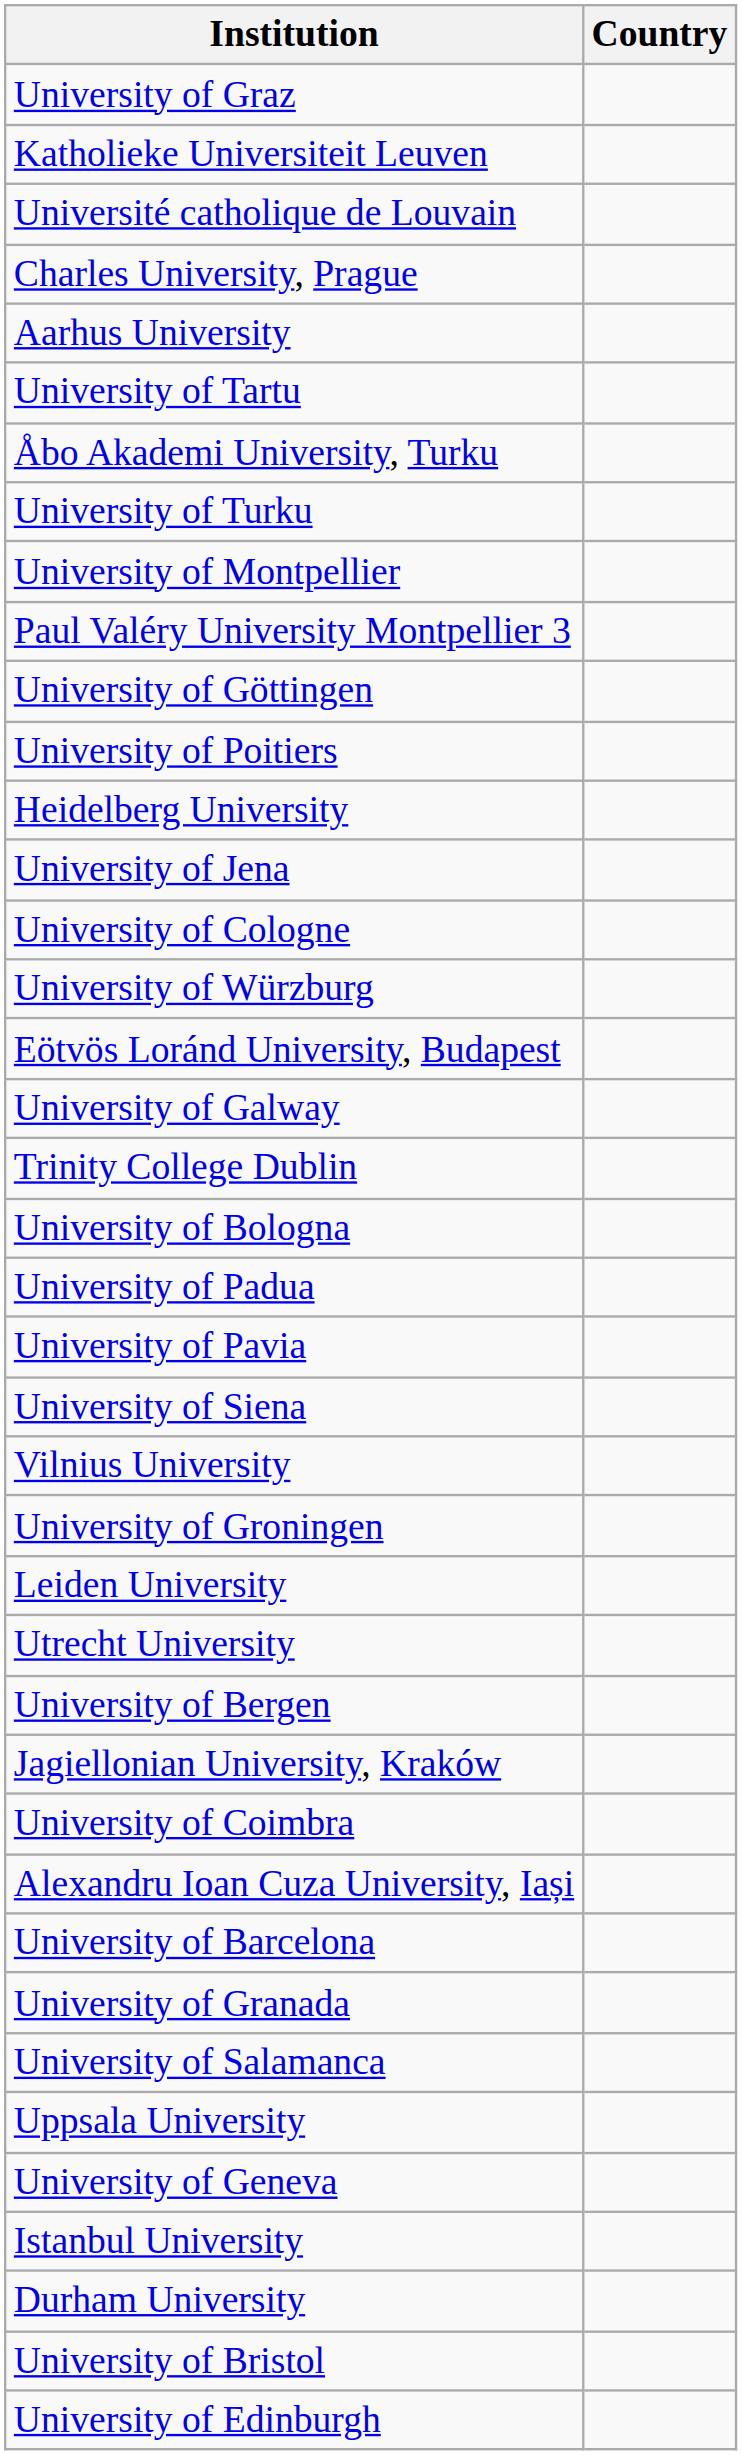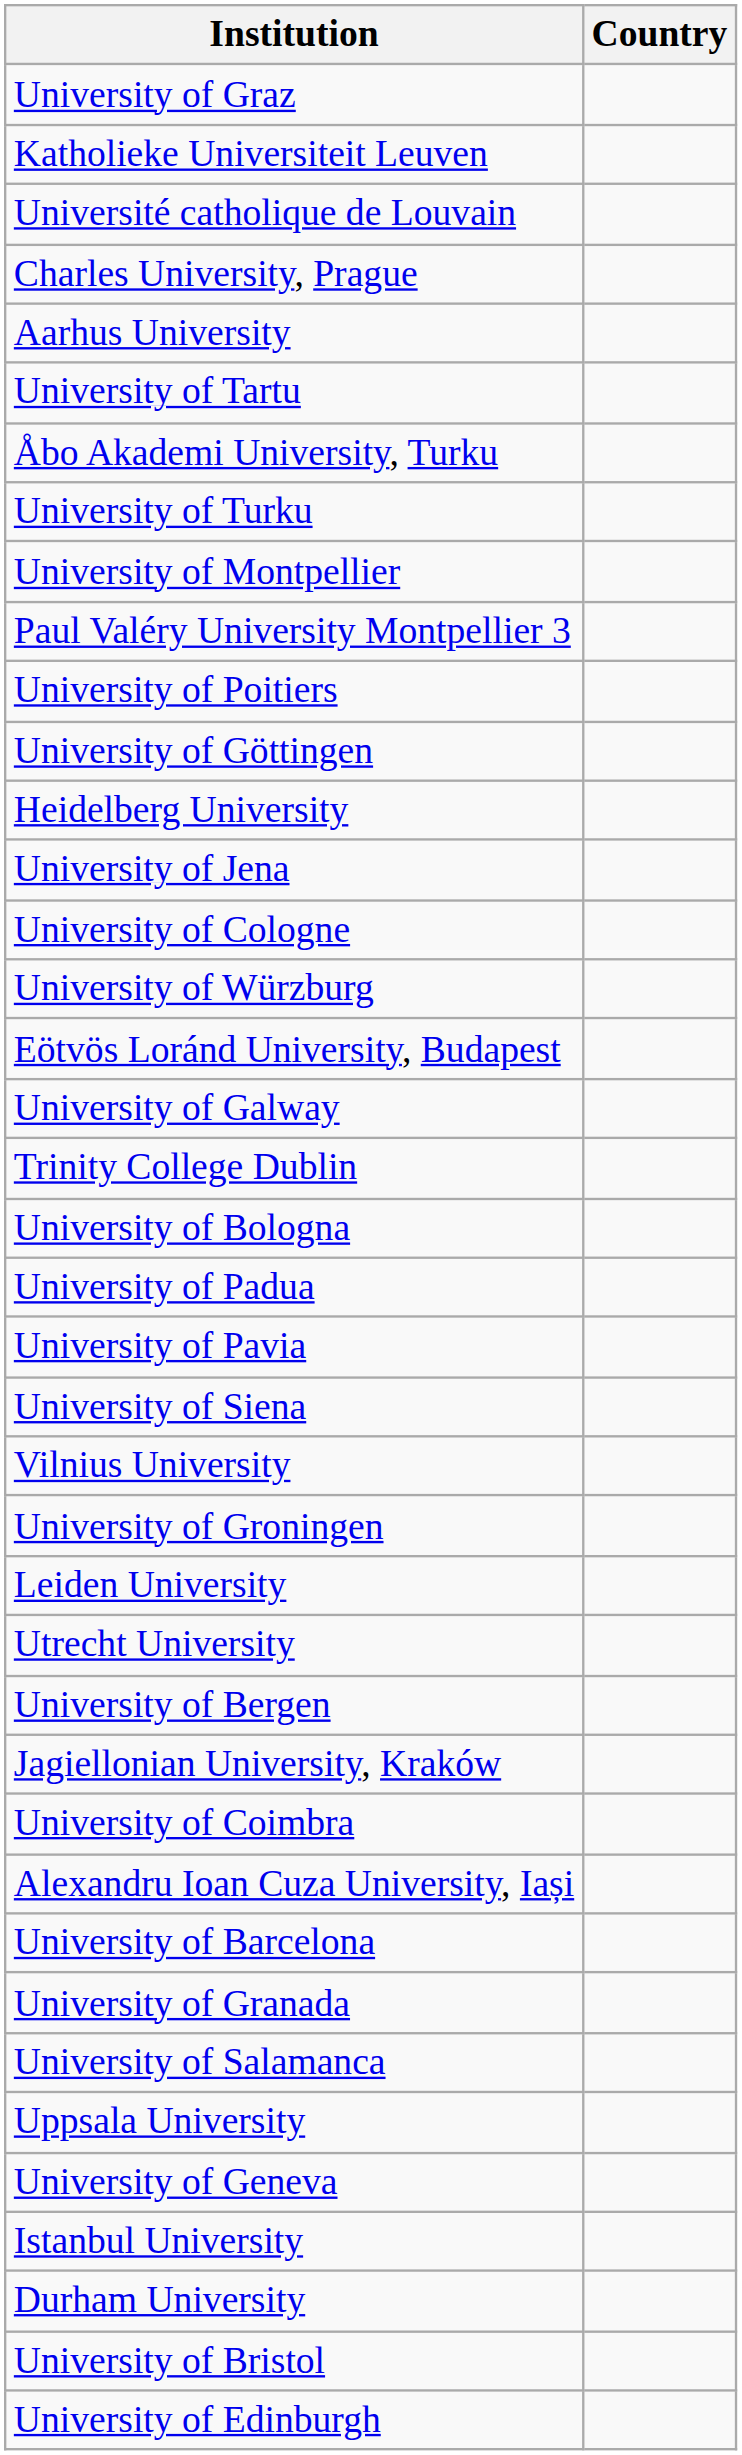rows swapped: (176, 749) <-> (193, 690)
